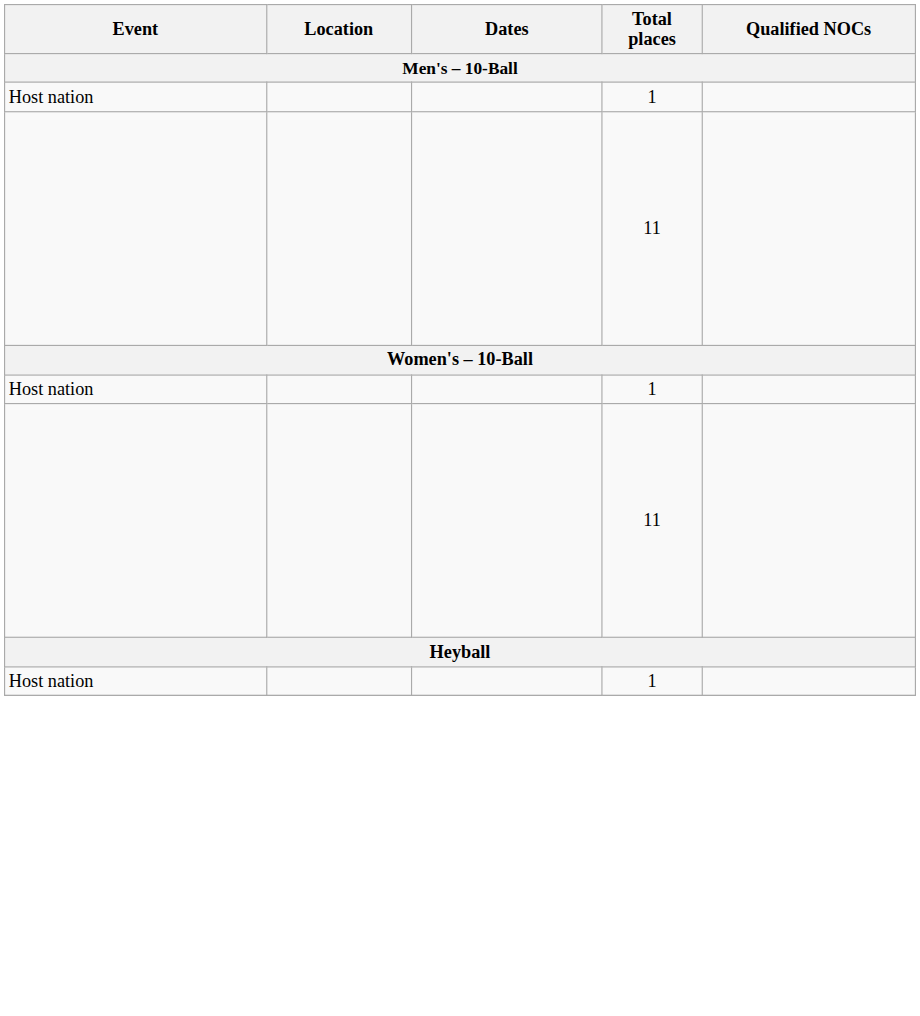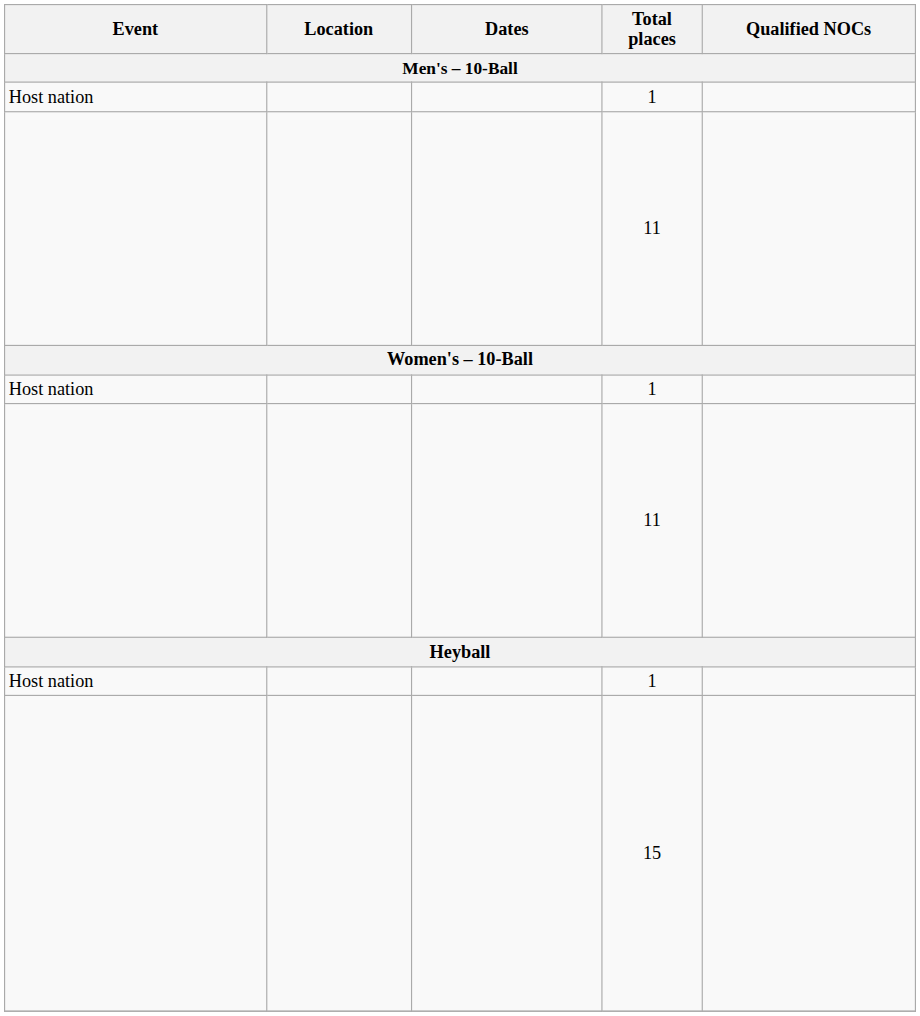+ row: (135, 854)
